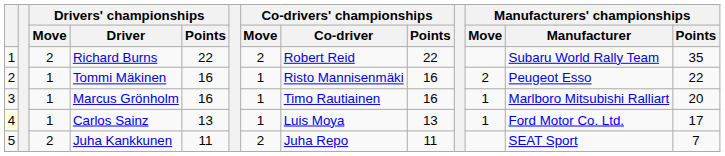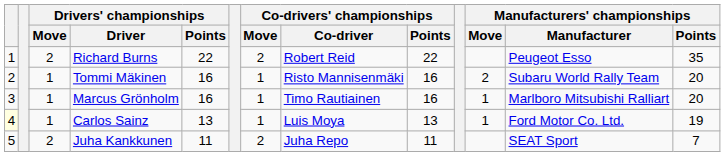(584, 57) Subaru World Rally Team -> (550, 57) Peugeot Esso
(550, 78) Peugeot Esso -> (584, 78) Subaru World Rally Team
(696, 78) 22 -> (696, 78) 20
(696, 120) 17 -> (696, 120) 19
